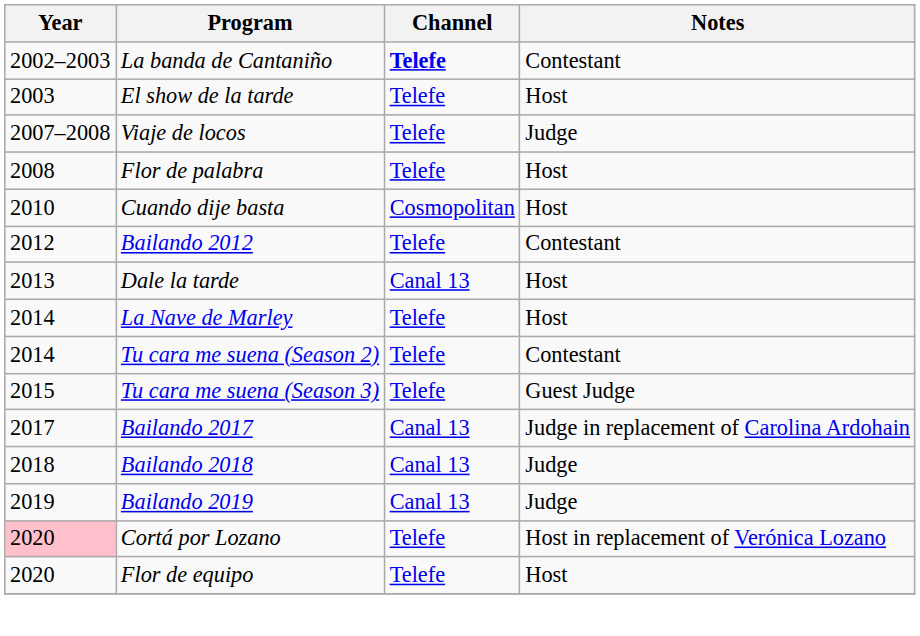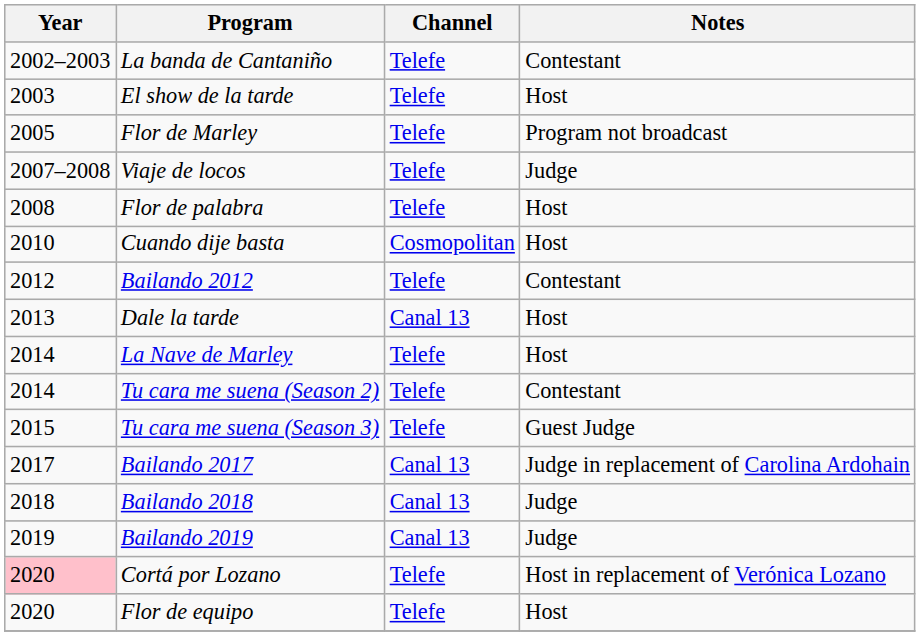(418, 60) bold -> (417, 60) normal
+ row: (189, 133)
